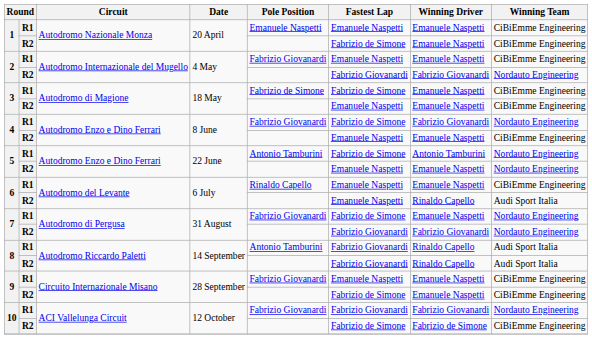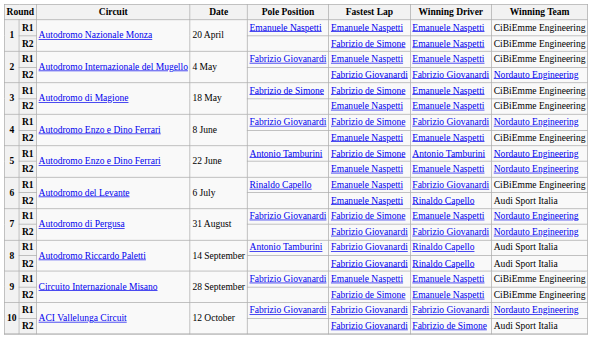(448, 184) Emanuele Naspetti -> (451, 184) Fabrizio Giovanardi
(368, 326) Fabrizio de Simone -> (369, 326) Fabrizio Giovanardi
(540, 326) CiBiEmme Engineering -> (526, 326) Audi Sport Italia
